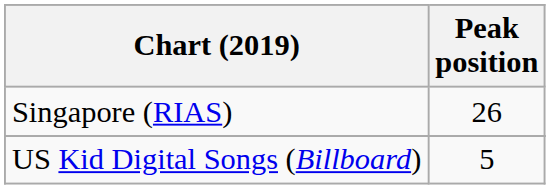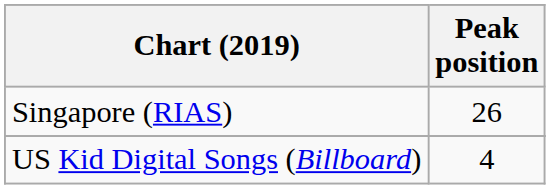(487, 159) 5 -> (487, 159) 4
